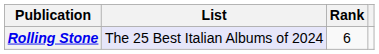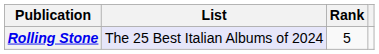(347, 37) 6 -> (347, 37) 5
